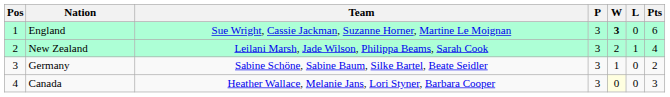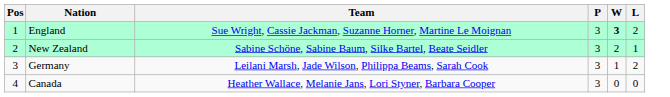- column: (655, 13)
(635, 30) 0 -> (635, 30) 2
(361, 48) Leilani Marsh, Jade Wilson, Philippa Beams, Sarah Cook -> (361, 48) Sabine Schöne, Sabine Baum, Silke Bartel, Beate Seidler
(361, 65) Sabine Schöne, Sabine Baum, Silke Bartel, Beate Seidler -> (361, 65) Leilani Marsh, Jade Wilson, Philippa Beams, Sarah Cook
(635, 65) 0 -> (635, 65) 2
(617, 83) lightyellow background -> (617, 83) no background
